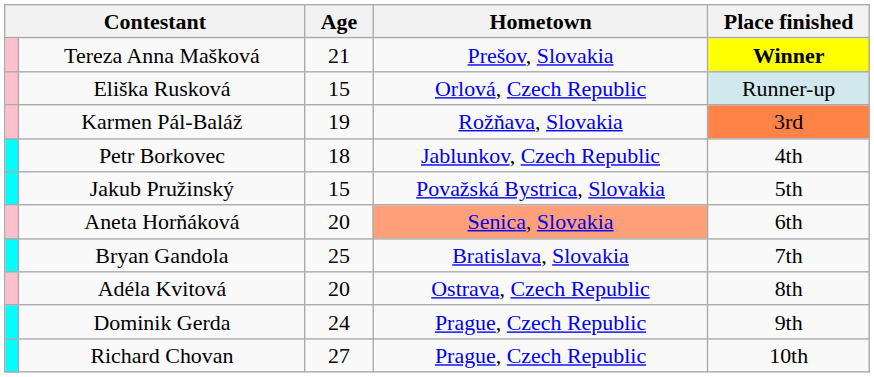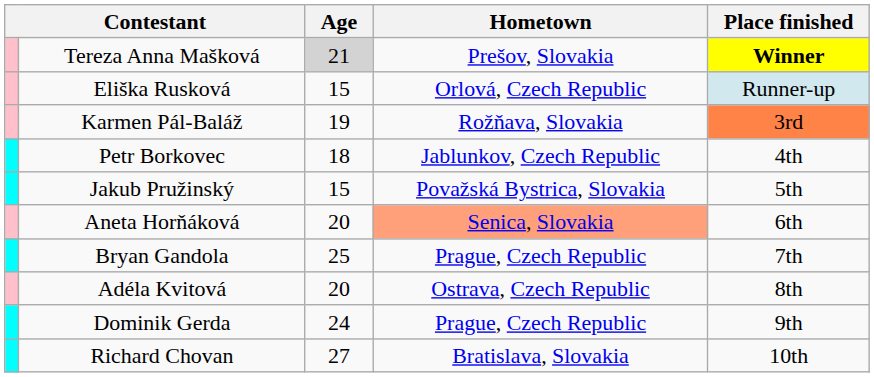(339, 55) no background -> (339, 55) lightgrey background
(541, 255) Bratislava, Slovakia -> (541, 255) Prague, Czech Republic
(541, 355) Prague, Czech Republic -> (541, 355) Bratislava, Slovakia
